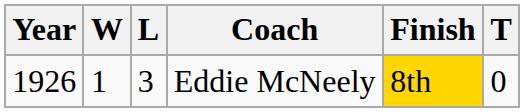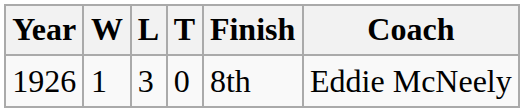columns swapped: (501, 29) <-> (275, 29)
(411, 80) gold background -> (230, 80) no background
